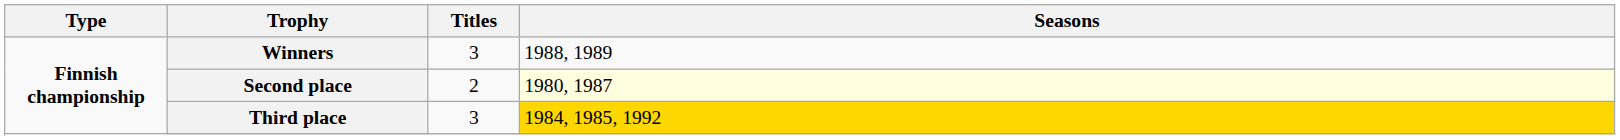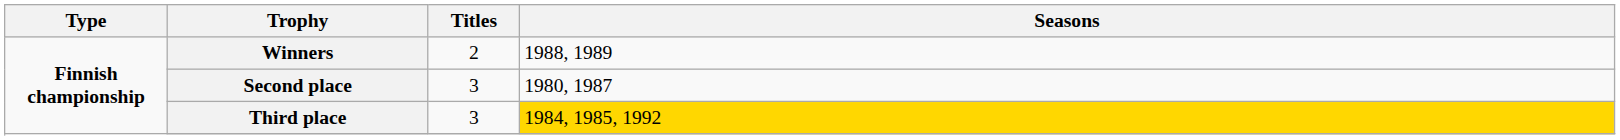(474, 53) 3 -> (474, 53) 2
(474, 85) 2 -> (474, 85) 3
(568, 85) lightyellow background -> (568, 85) no background
